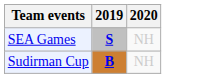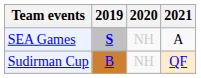+ column: (178, 16)
(109, 62) bold -> (109, 62) normal
